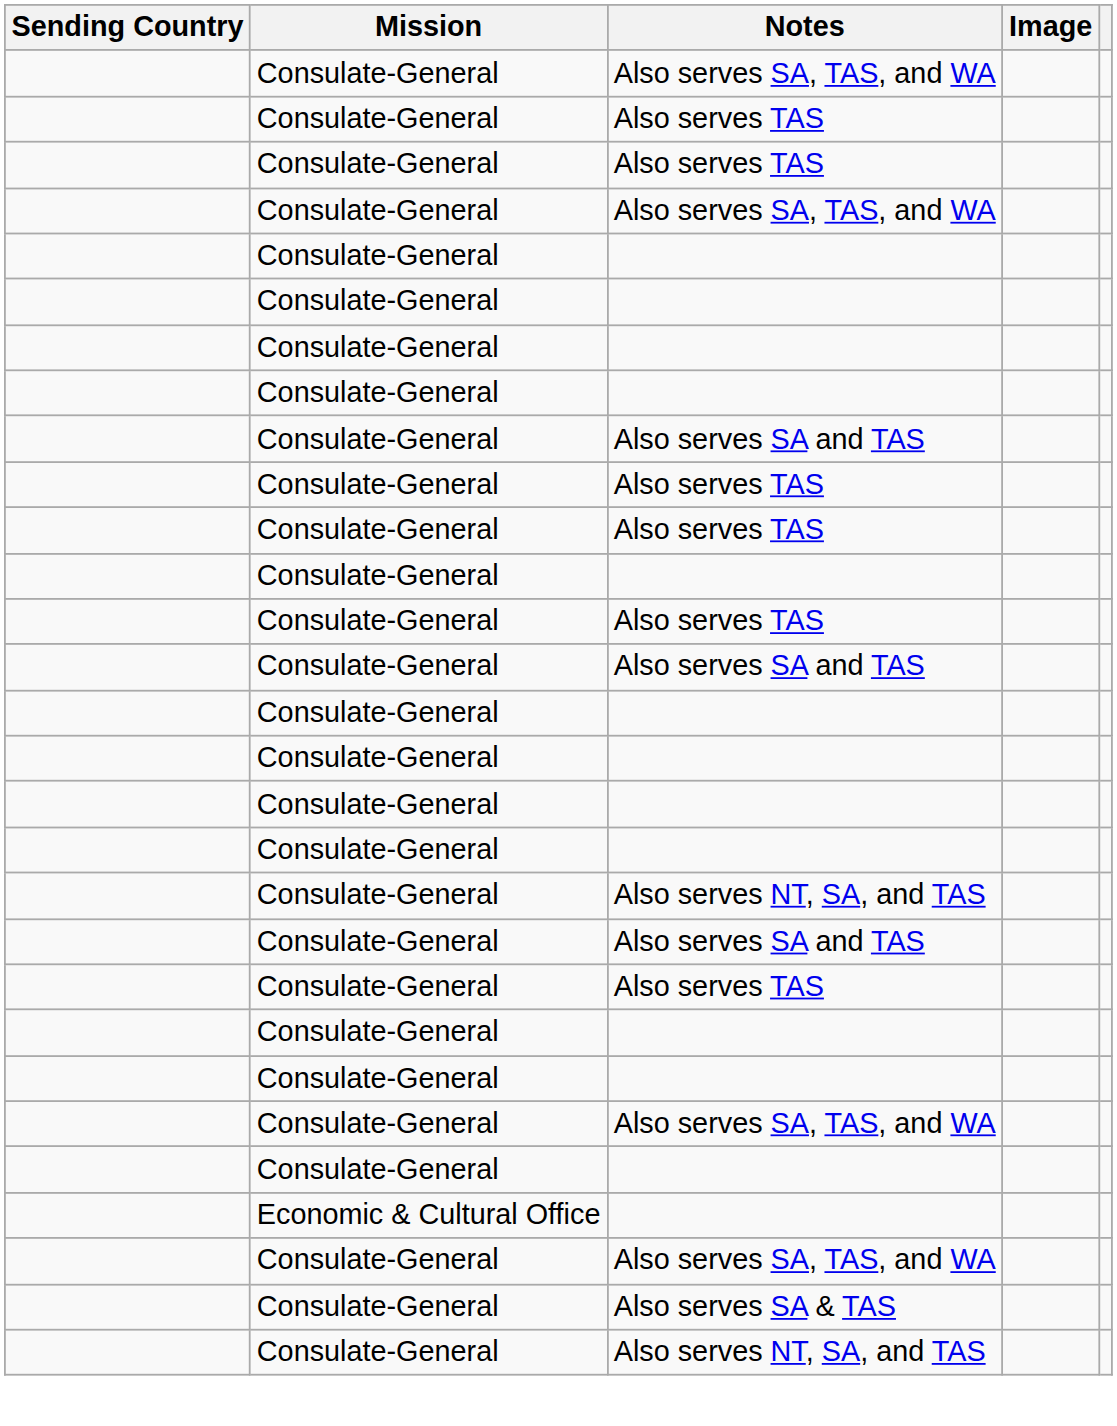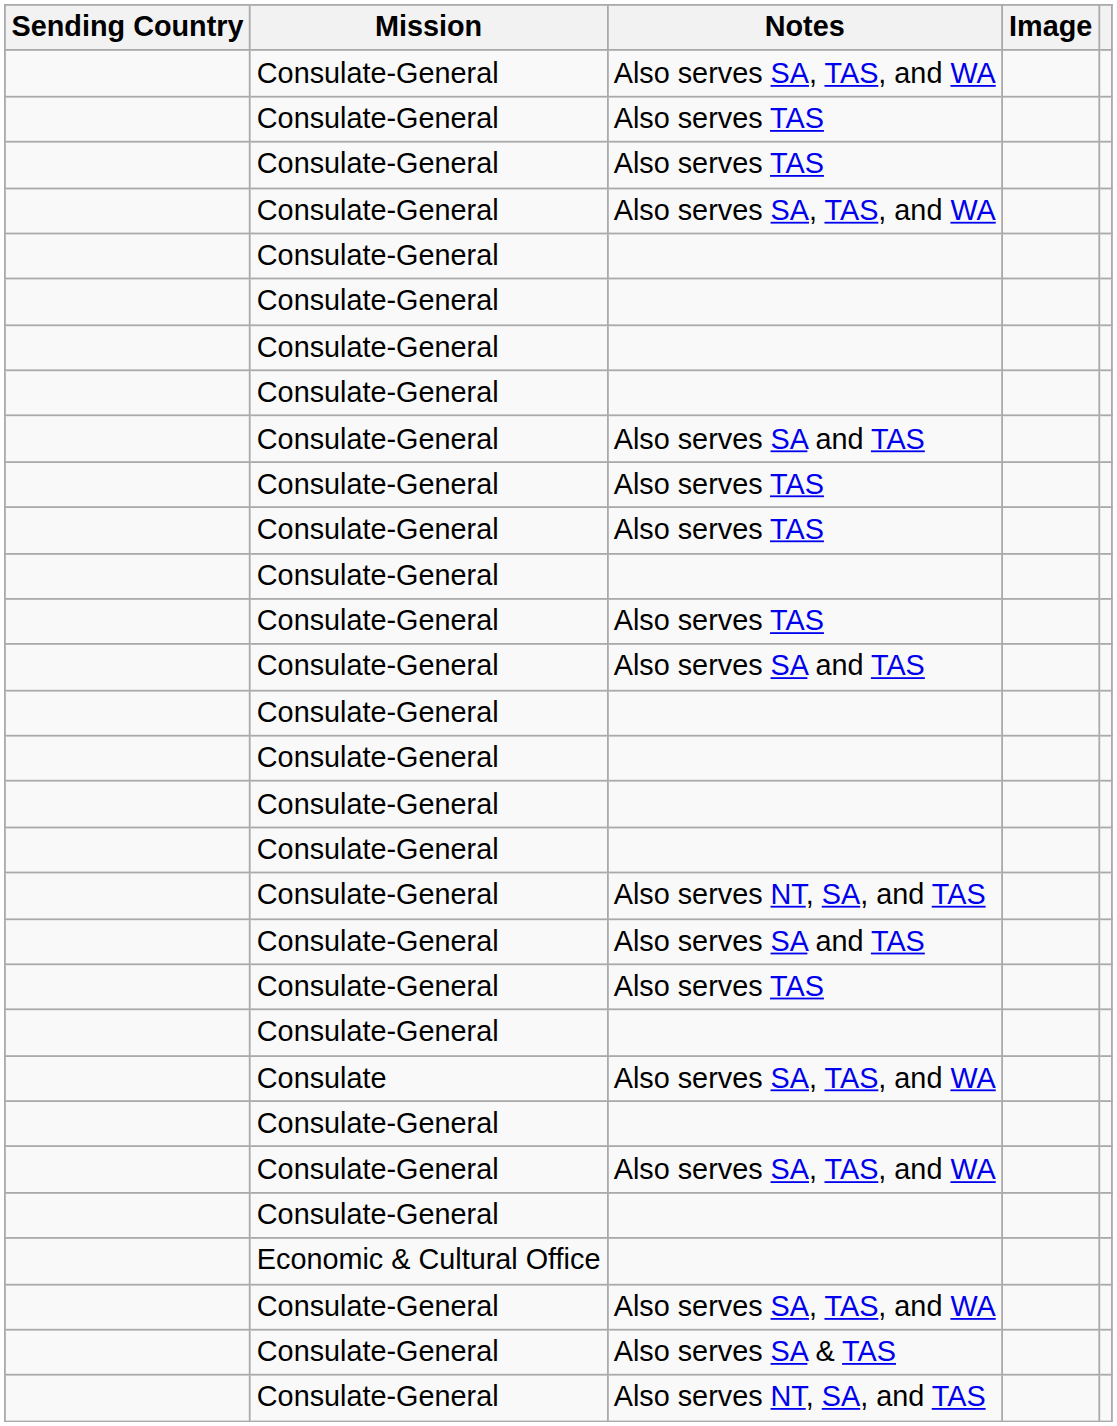+ row: (322, 1077)
